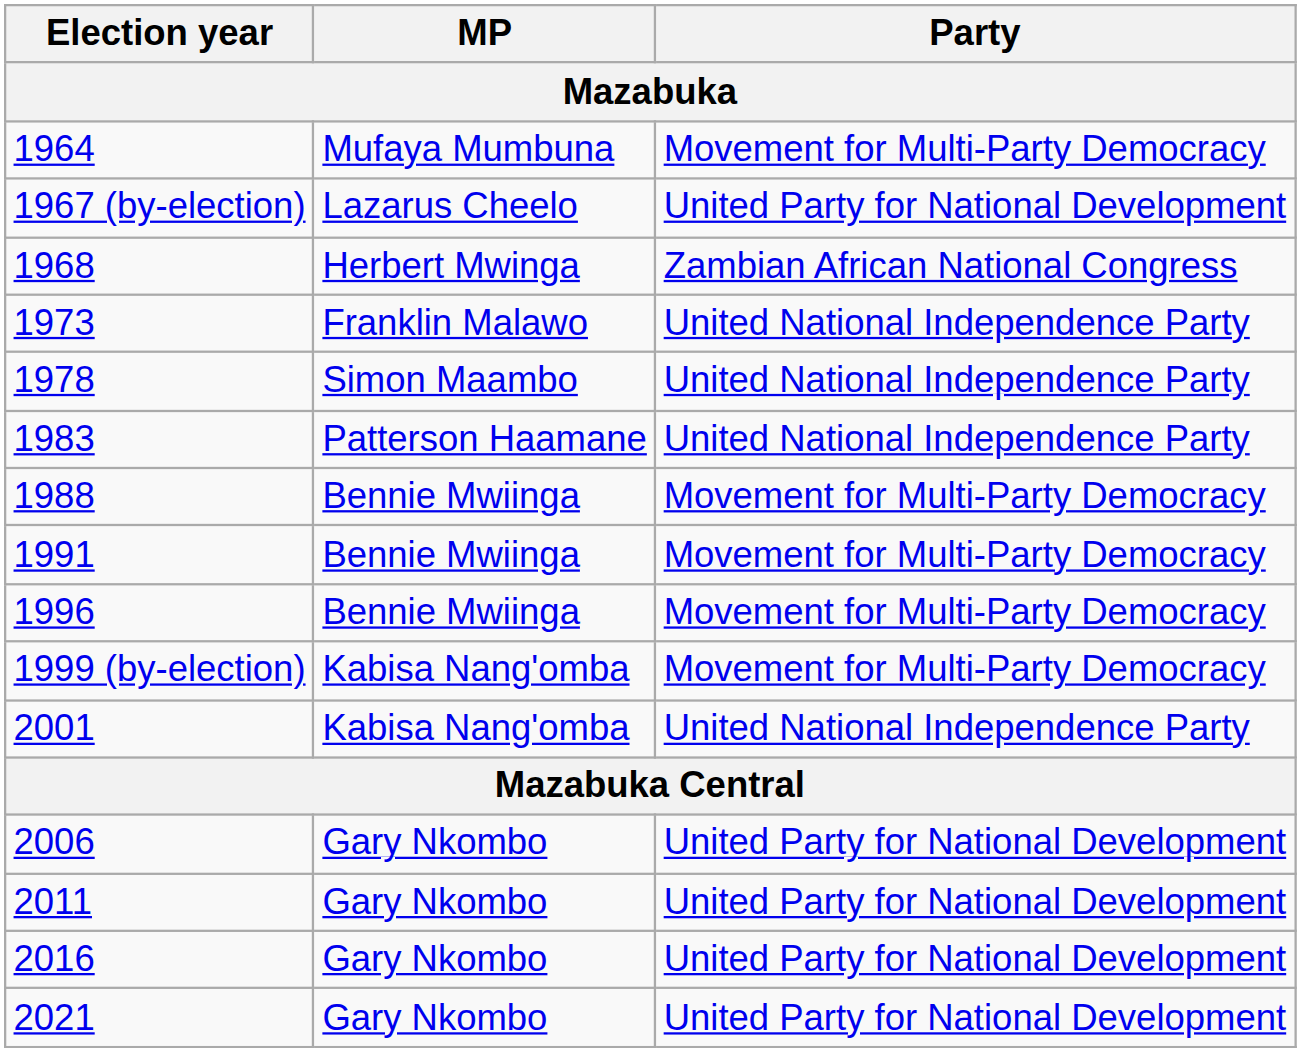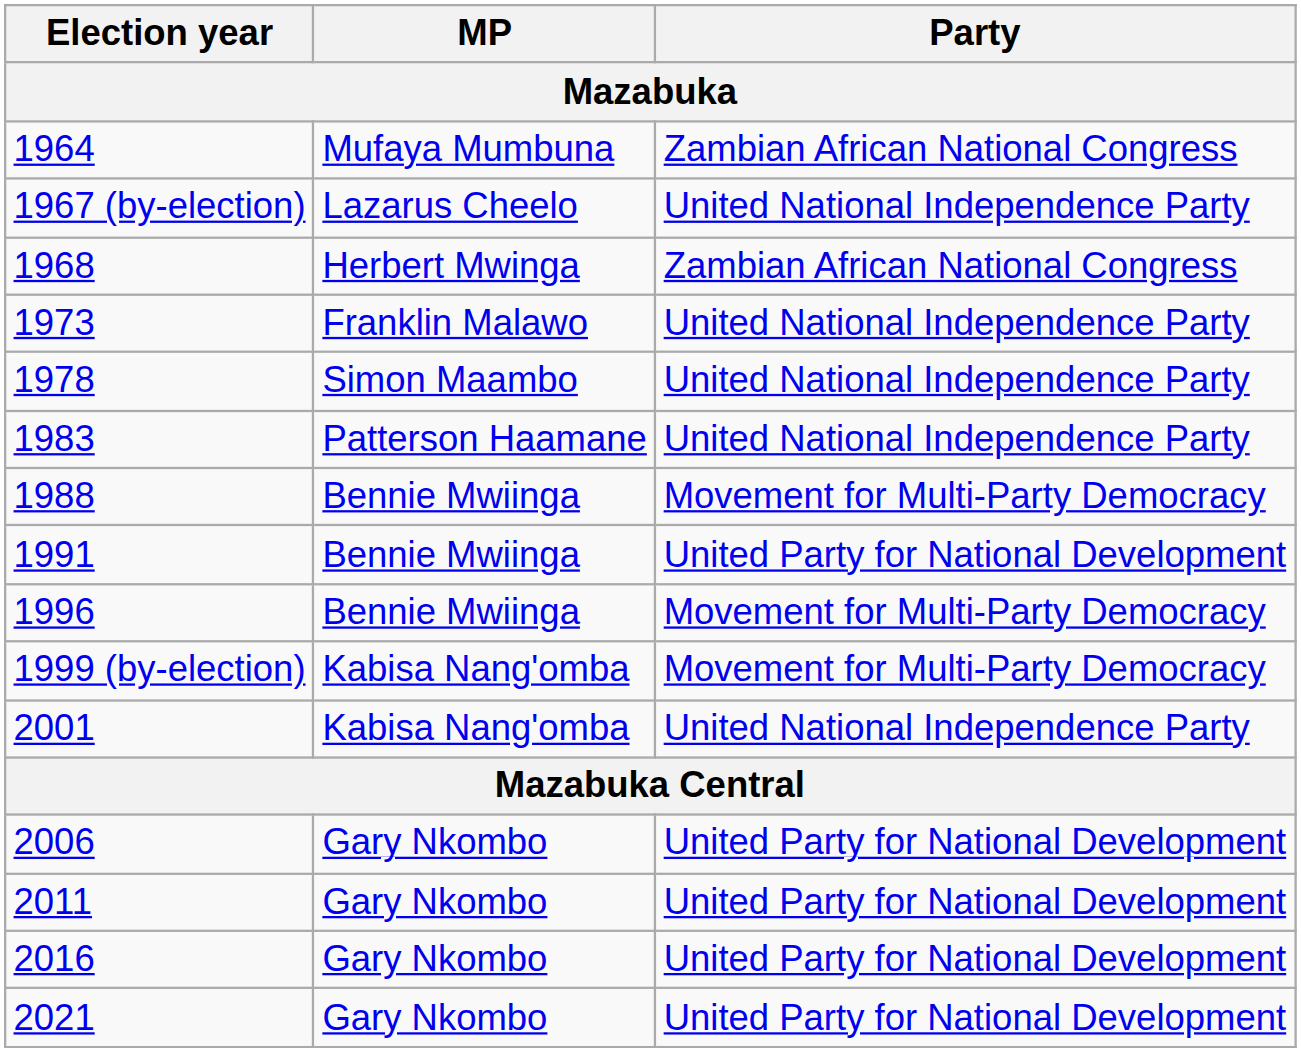(965, 149) Movement for Multi-Party Democracy -> (951, 149) Zambian African National Congress
(975, 206) United Party for National Development -> (957, 206) United National Independence Party
(965, 554) Movement for Multi-Party Democracy -> (975, 554) United Party for National Development
